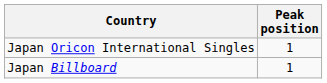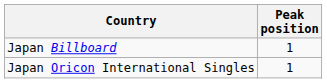rows swapped: (62, 68) <-> (131, 48)
